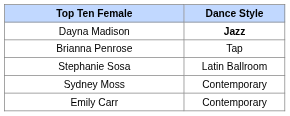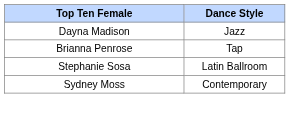(235, 31) bold -> (235, 31) normal
- row: (94, 102)
